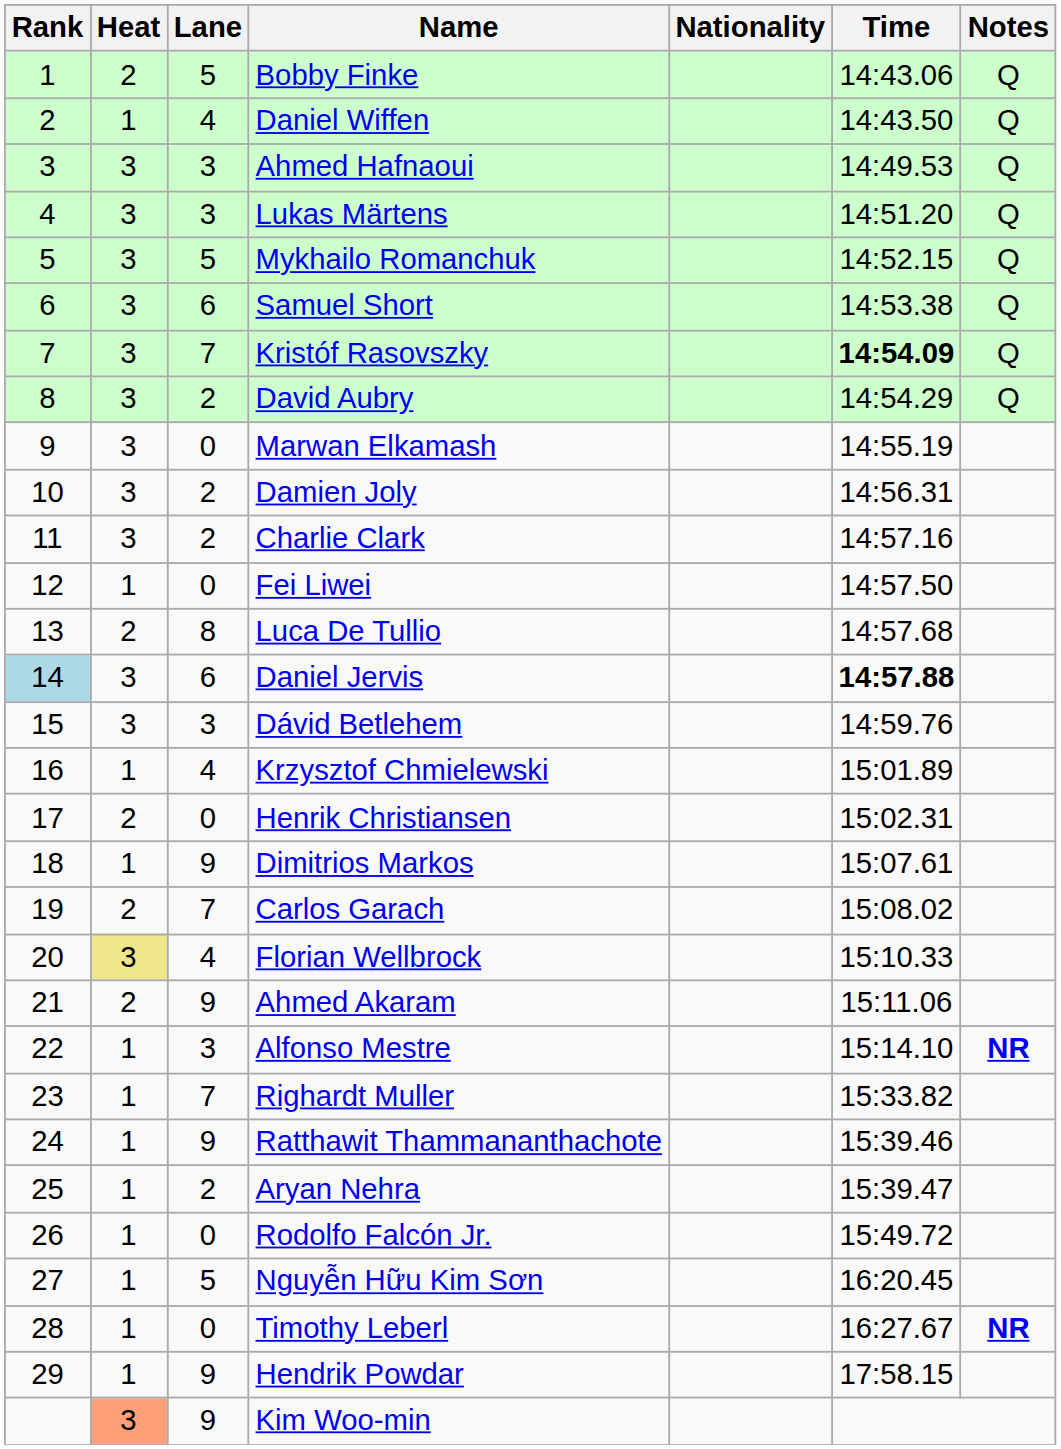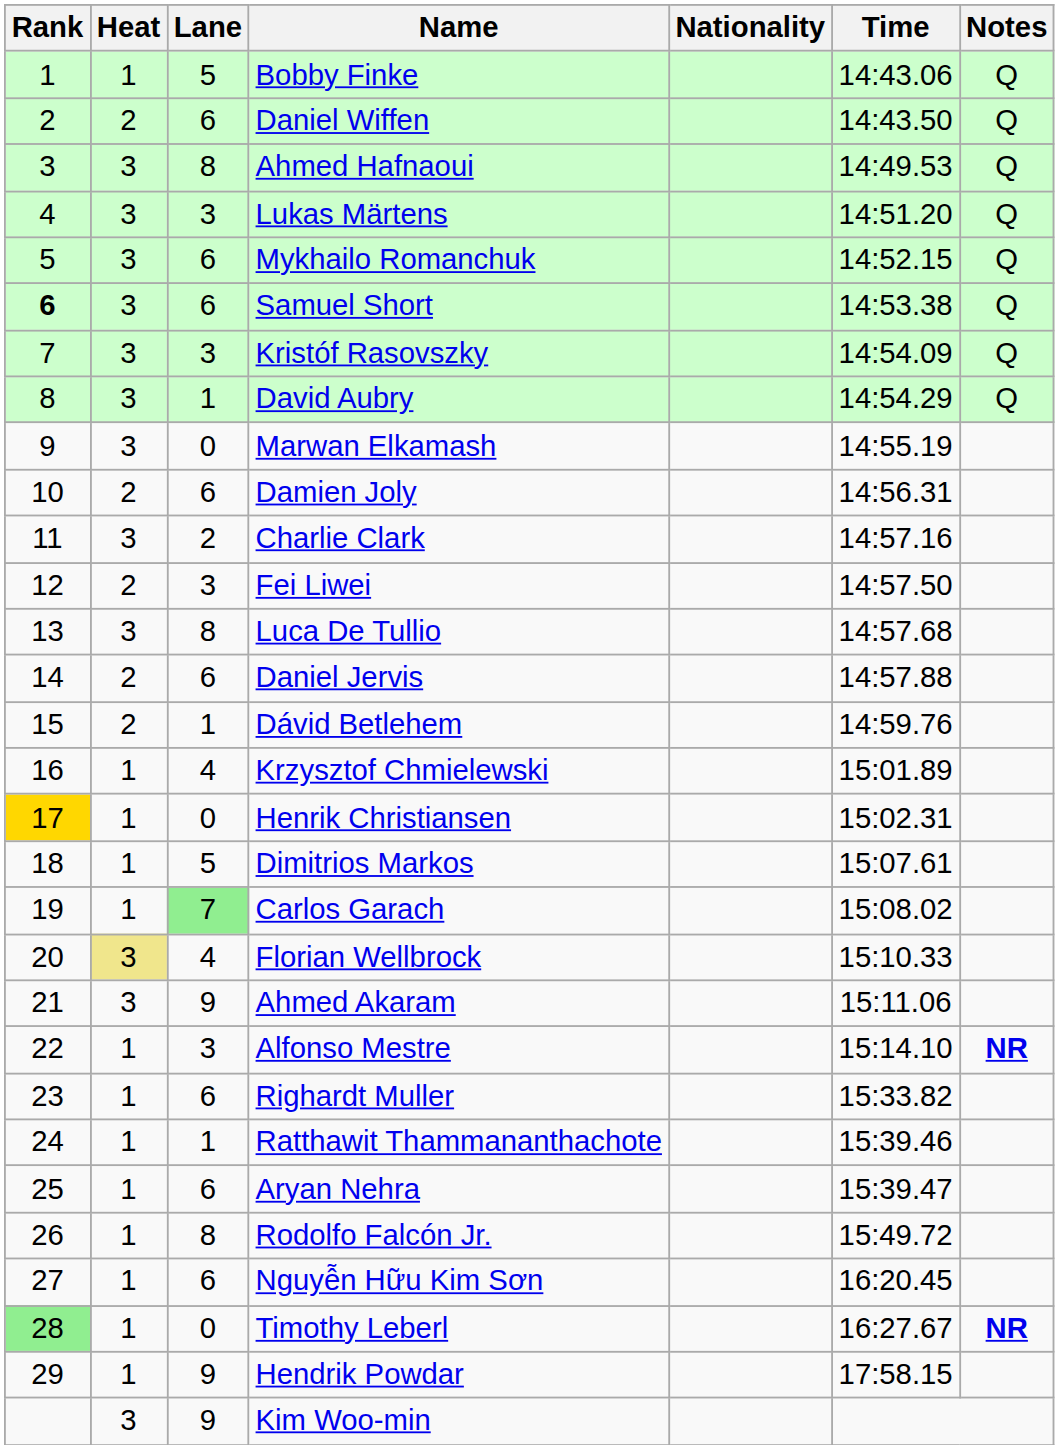(128, 74) 2 -> (128, 74) 1
(128, 120) 1 -> (128, 120) 2
(208, 120) 4 -> (208, 120) 6
(208, 167) 3 -> (208, 167) 8
(208, 259) 5 -> (208, 259) 6
(47, 306) normal -> (47, 306) bold
(208, 352) 7 -> (208, 352) 3
(896, 352) bold -> (896, 352) normal
(208, 399) 2 -> (208, 399) 1
(128, 492) 3 -> (128, 492) 2
(208, 492) 2 -> (208, 492) 6
(128, 584) 1 -> (128, 584) 2
(208, 584) 0 -> (208, 584) 3
(128, 631) 2 -> (128, 631) 3
(47, 677) lightblue background -> (47, 677) no background
(128, 677) 3 -> (128, 677) 2
(896, 677) bold -> (896, 677) normal
(128, 724) 3 -> (128, 724) 2
(208, 724) 3 -> (208, 724) 1
(47, 817) no background -> (47, 817) gold background
(128, 817) 2 -> (128, 817) 1
(208, 863) 9 -> (208, 863) 5
(128, 910) 2 -> (128, 910) 1
(208, 910) no background -> (208, 910) lightgreen background
(128, 1002) 2 -> (128, 1002) 3
(208, 1095) 7 -> (208, 1095) 6
(208, 1142) 9 -> (208, 1142) 1
(208, 1188) 2 -> (208, 1188) 6
(208, 1235) 0 -> (208, 1235) 8
(208, 1281) 5 -> (208, 1281) 6
(47, 1327) no background -> (47, 1327) lightgreen background
(128, 1420) lightsalmon background -> (128, 1420) no background
